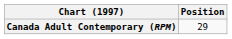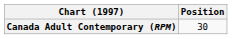(203, 27) 29 -> (203, 27) 30
